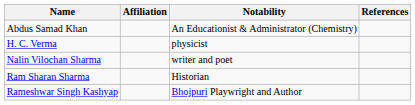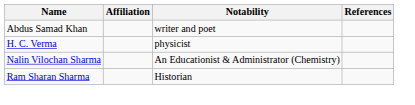(264, 28) An Educationist & Administrator (Chemistry) -> (185, 28) writer and poet
(202, 60) writer and poet -> (247, 60) An Educationist & Administrator (Chemistry)
- row: (62, 92)
